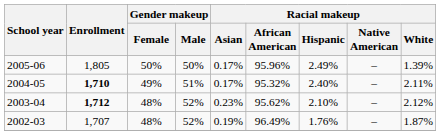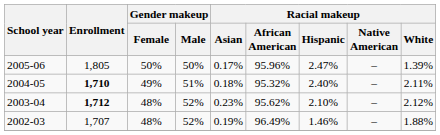(323, 65) 2.49% -> (323, 65) 2.47%
(228, 83) 0.17% -> (228, 83) 0.18%
(323, 121) 1.76% -> (323, 121) 1.46%
(418, 121) 1.87% -> (418, 121) 1.88%
